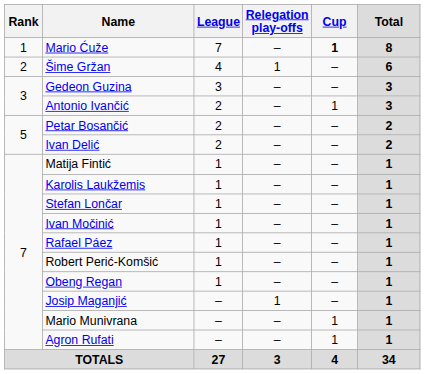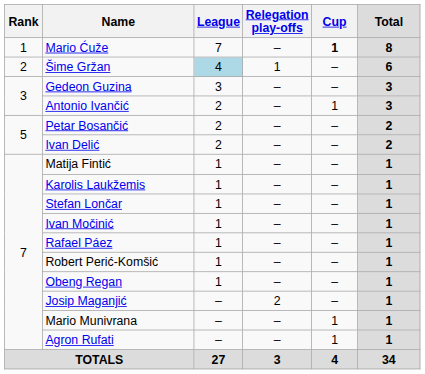(218, 67) no background -> (218, 67) lightblue background
(277, 301) 1 -> (277, 301) 2
